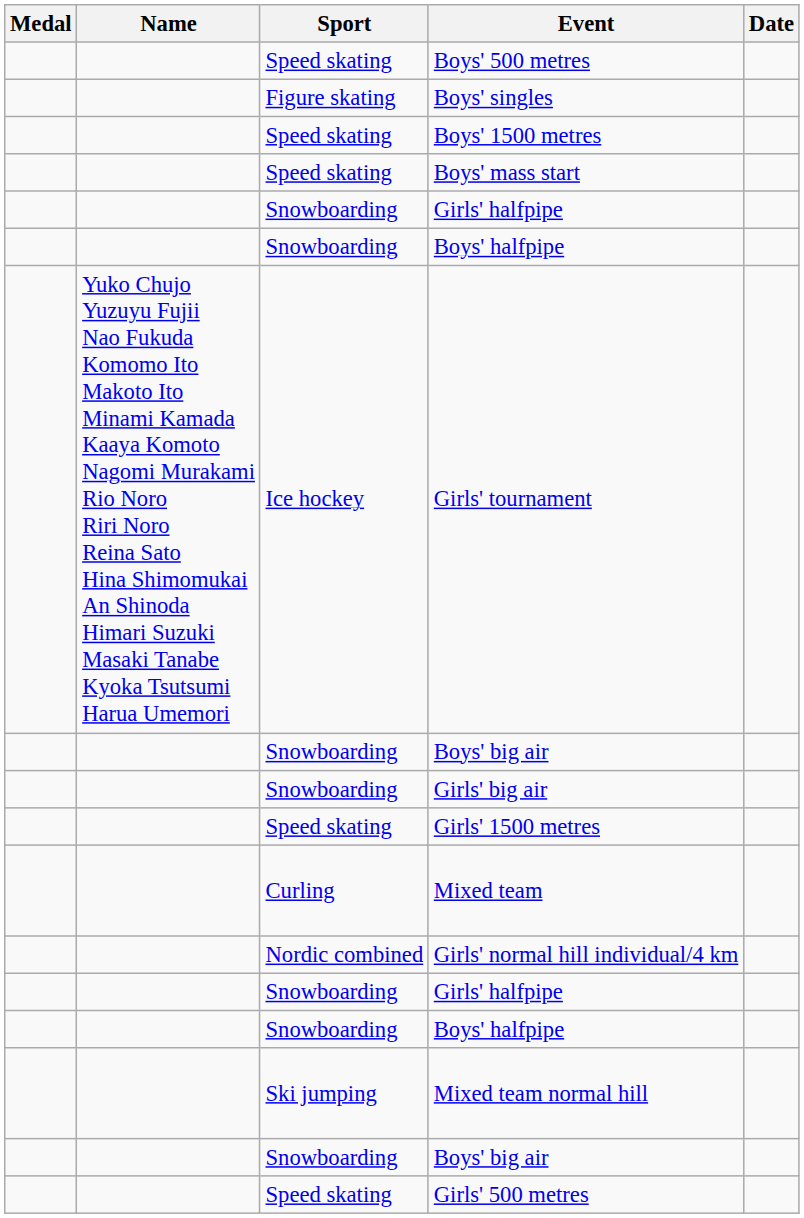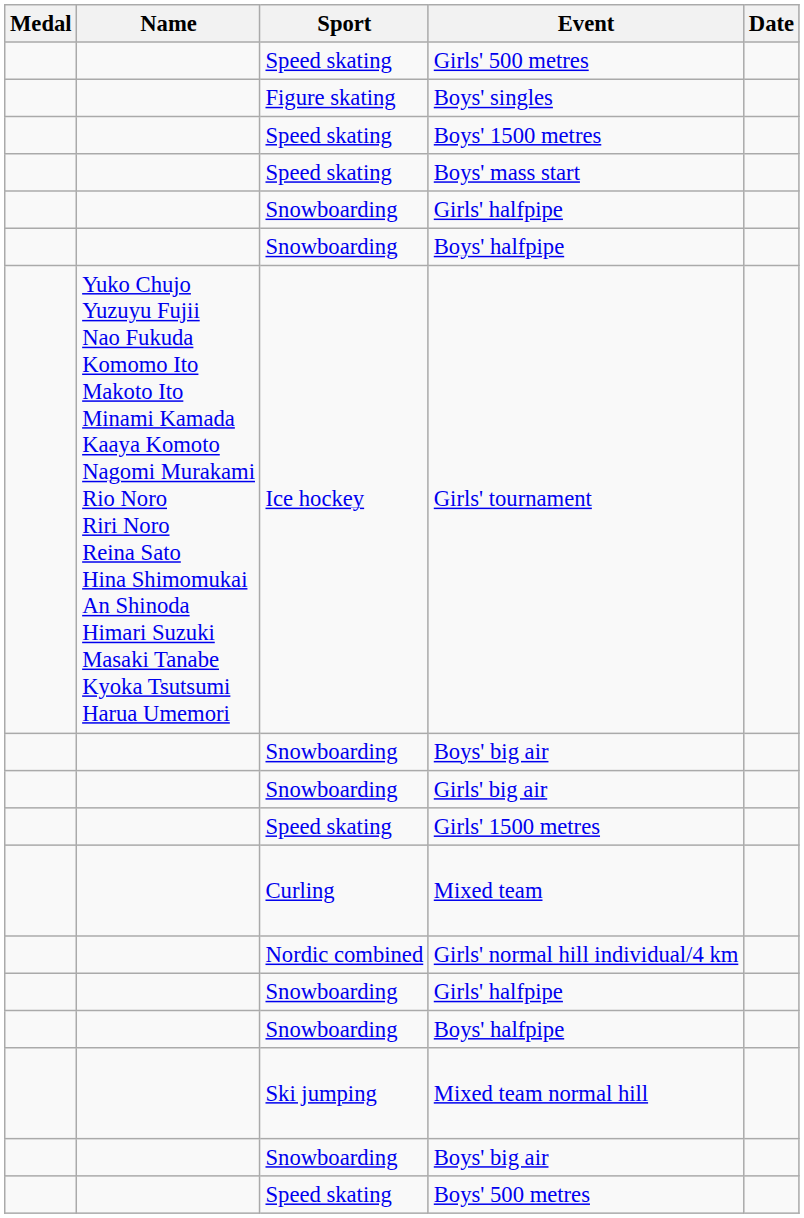rows swapped: (329, 60) <-> (329, 1194)
